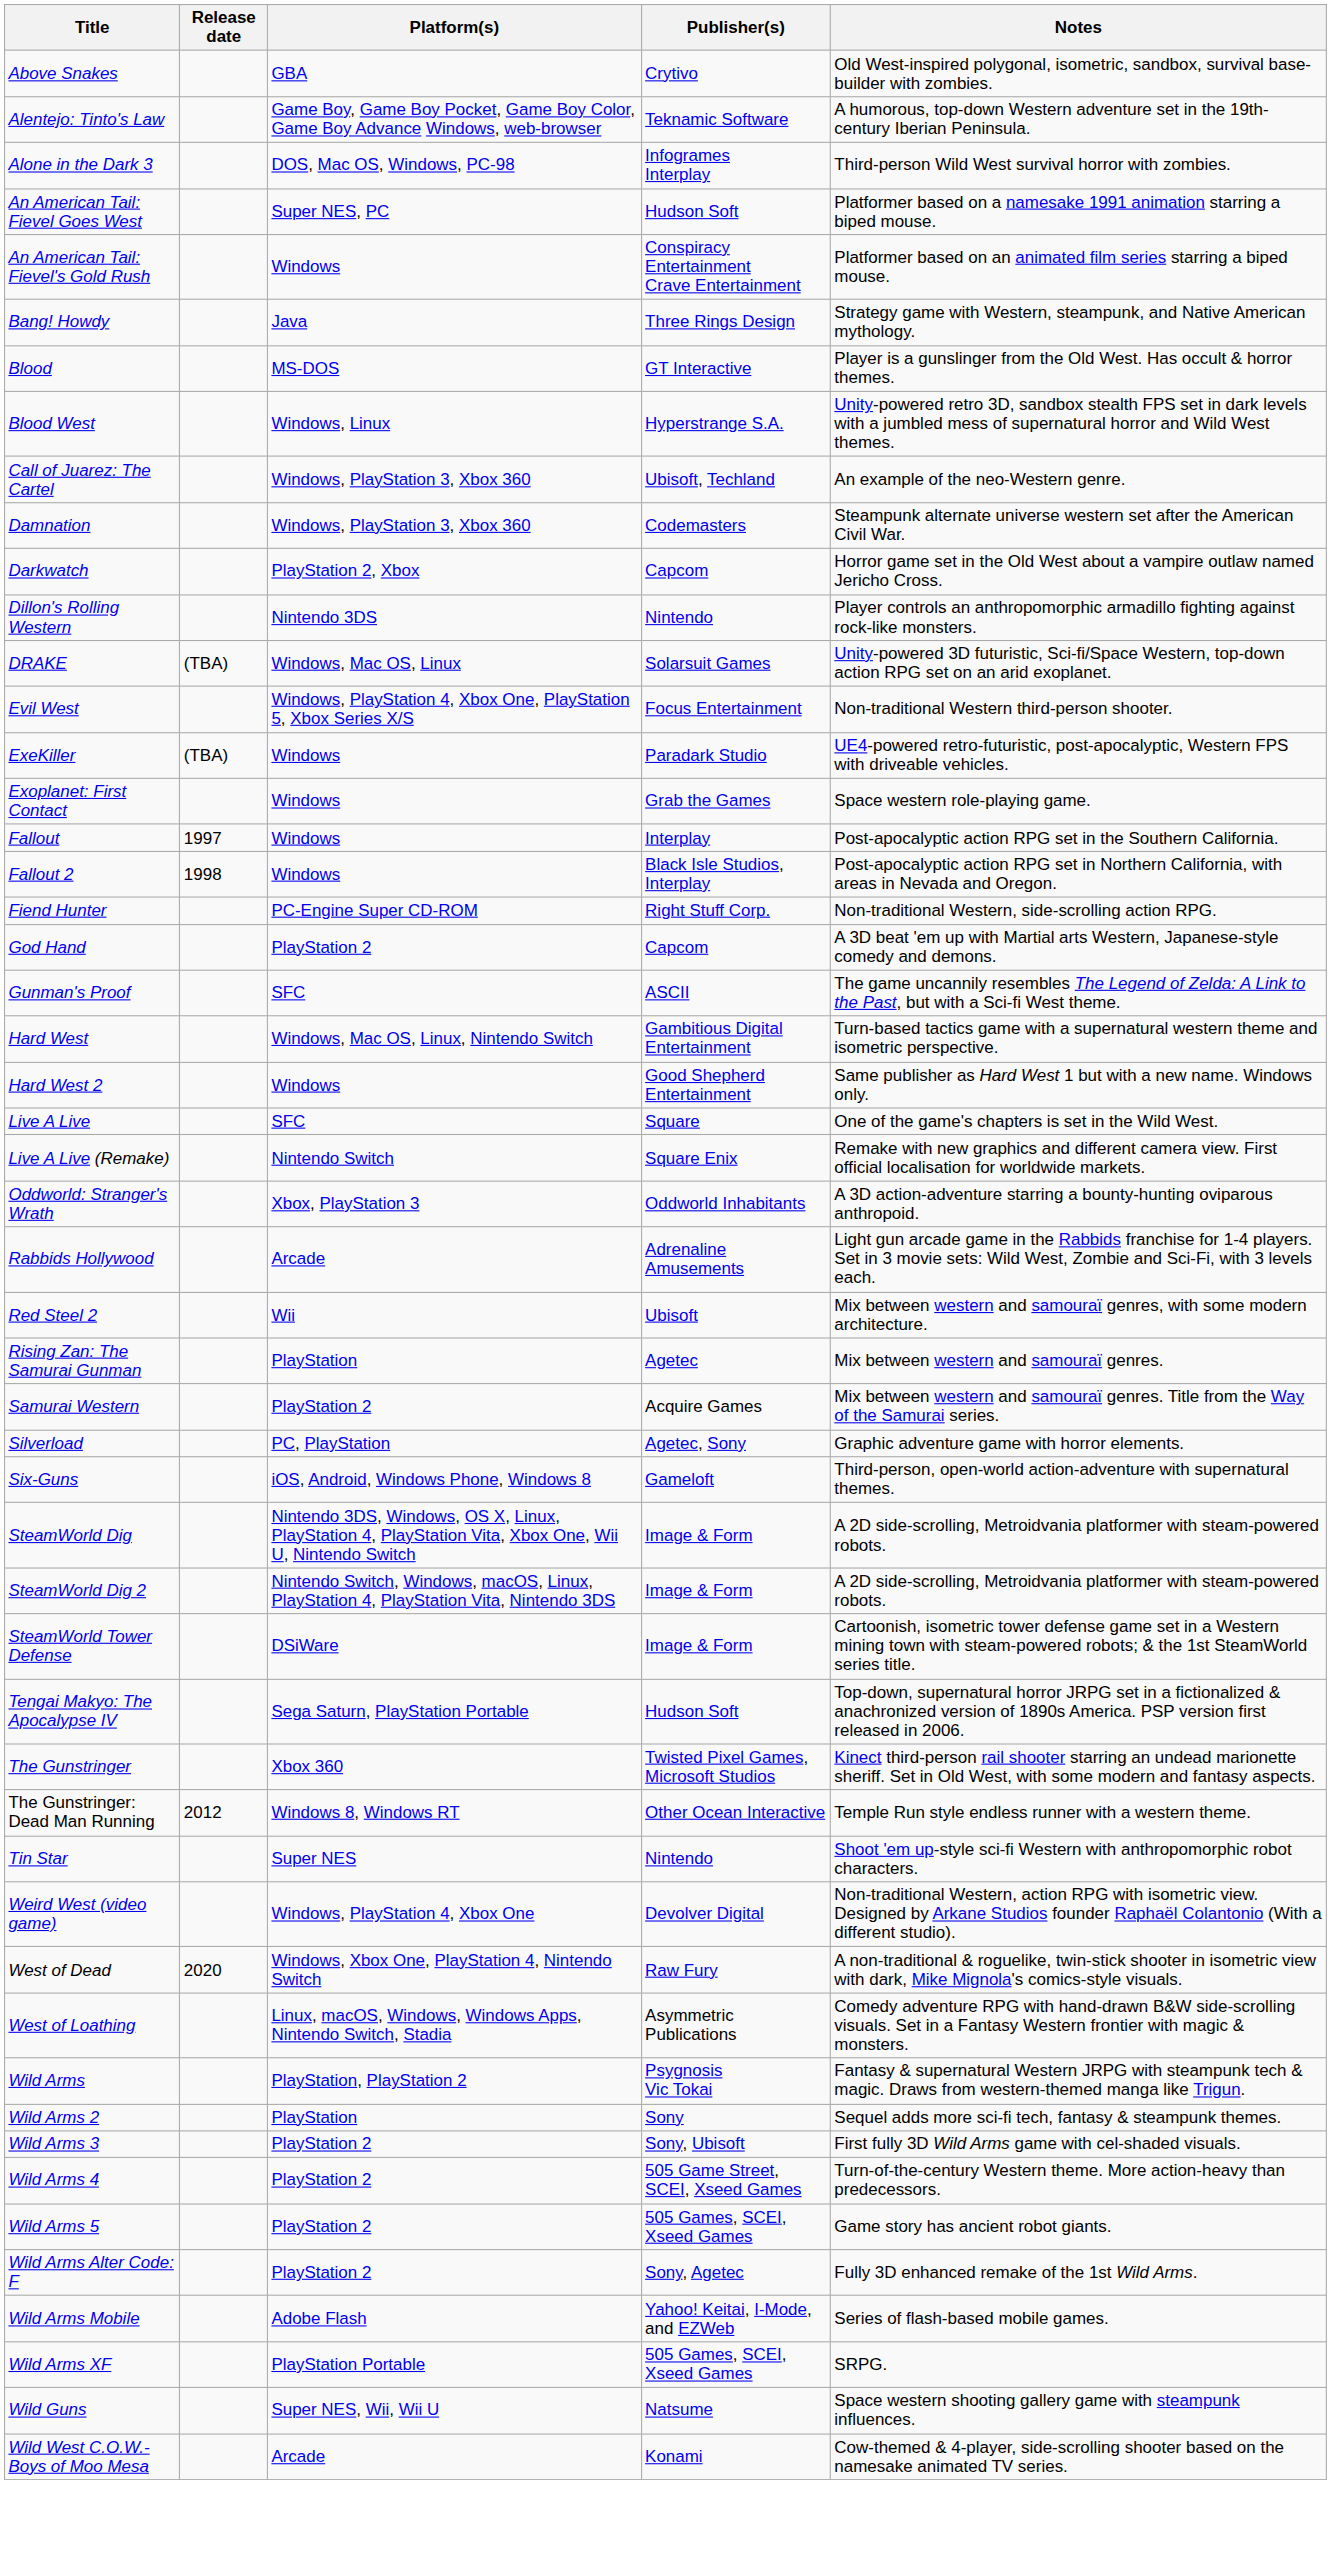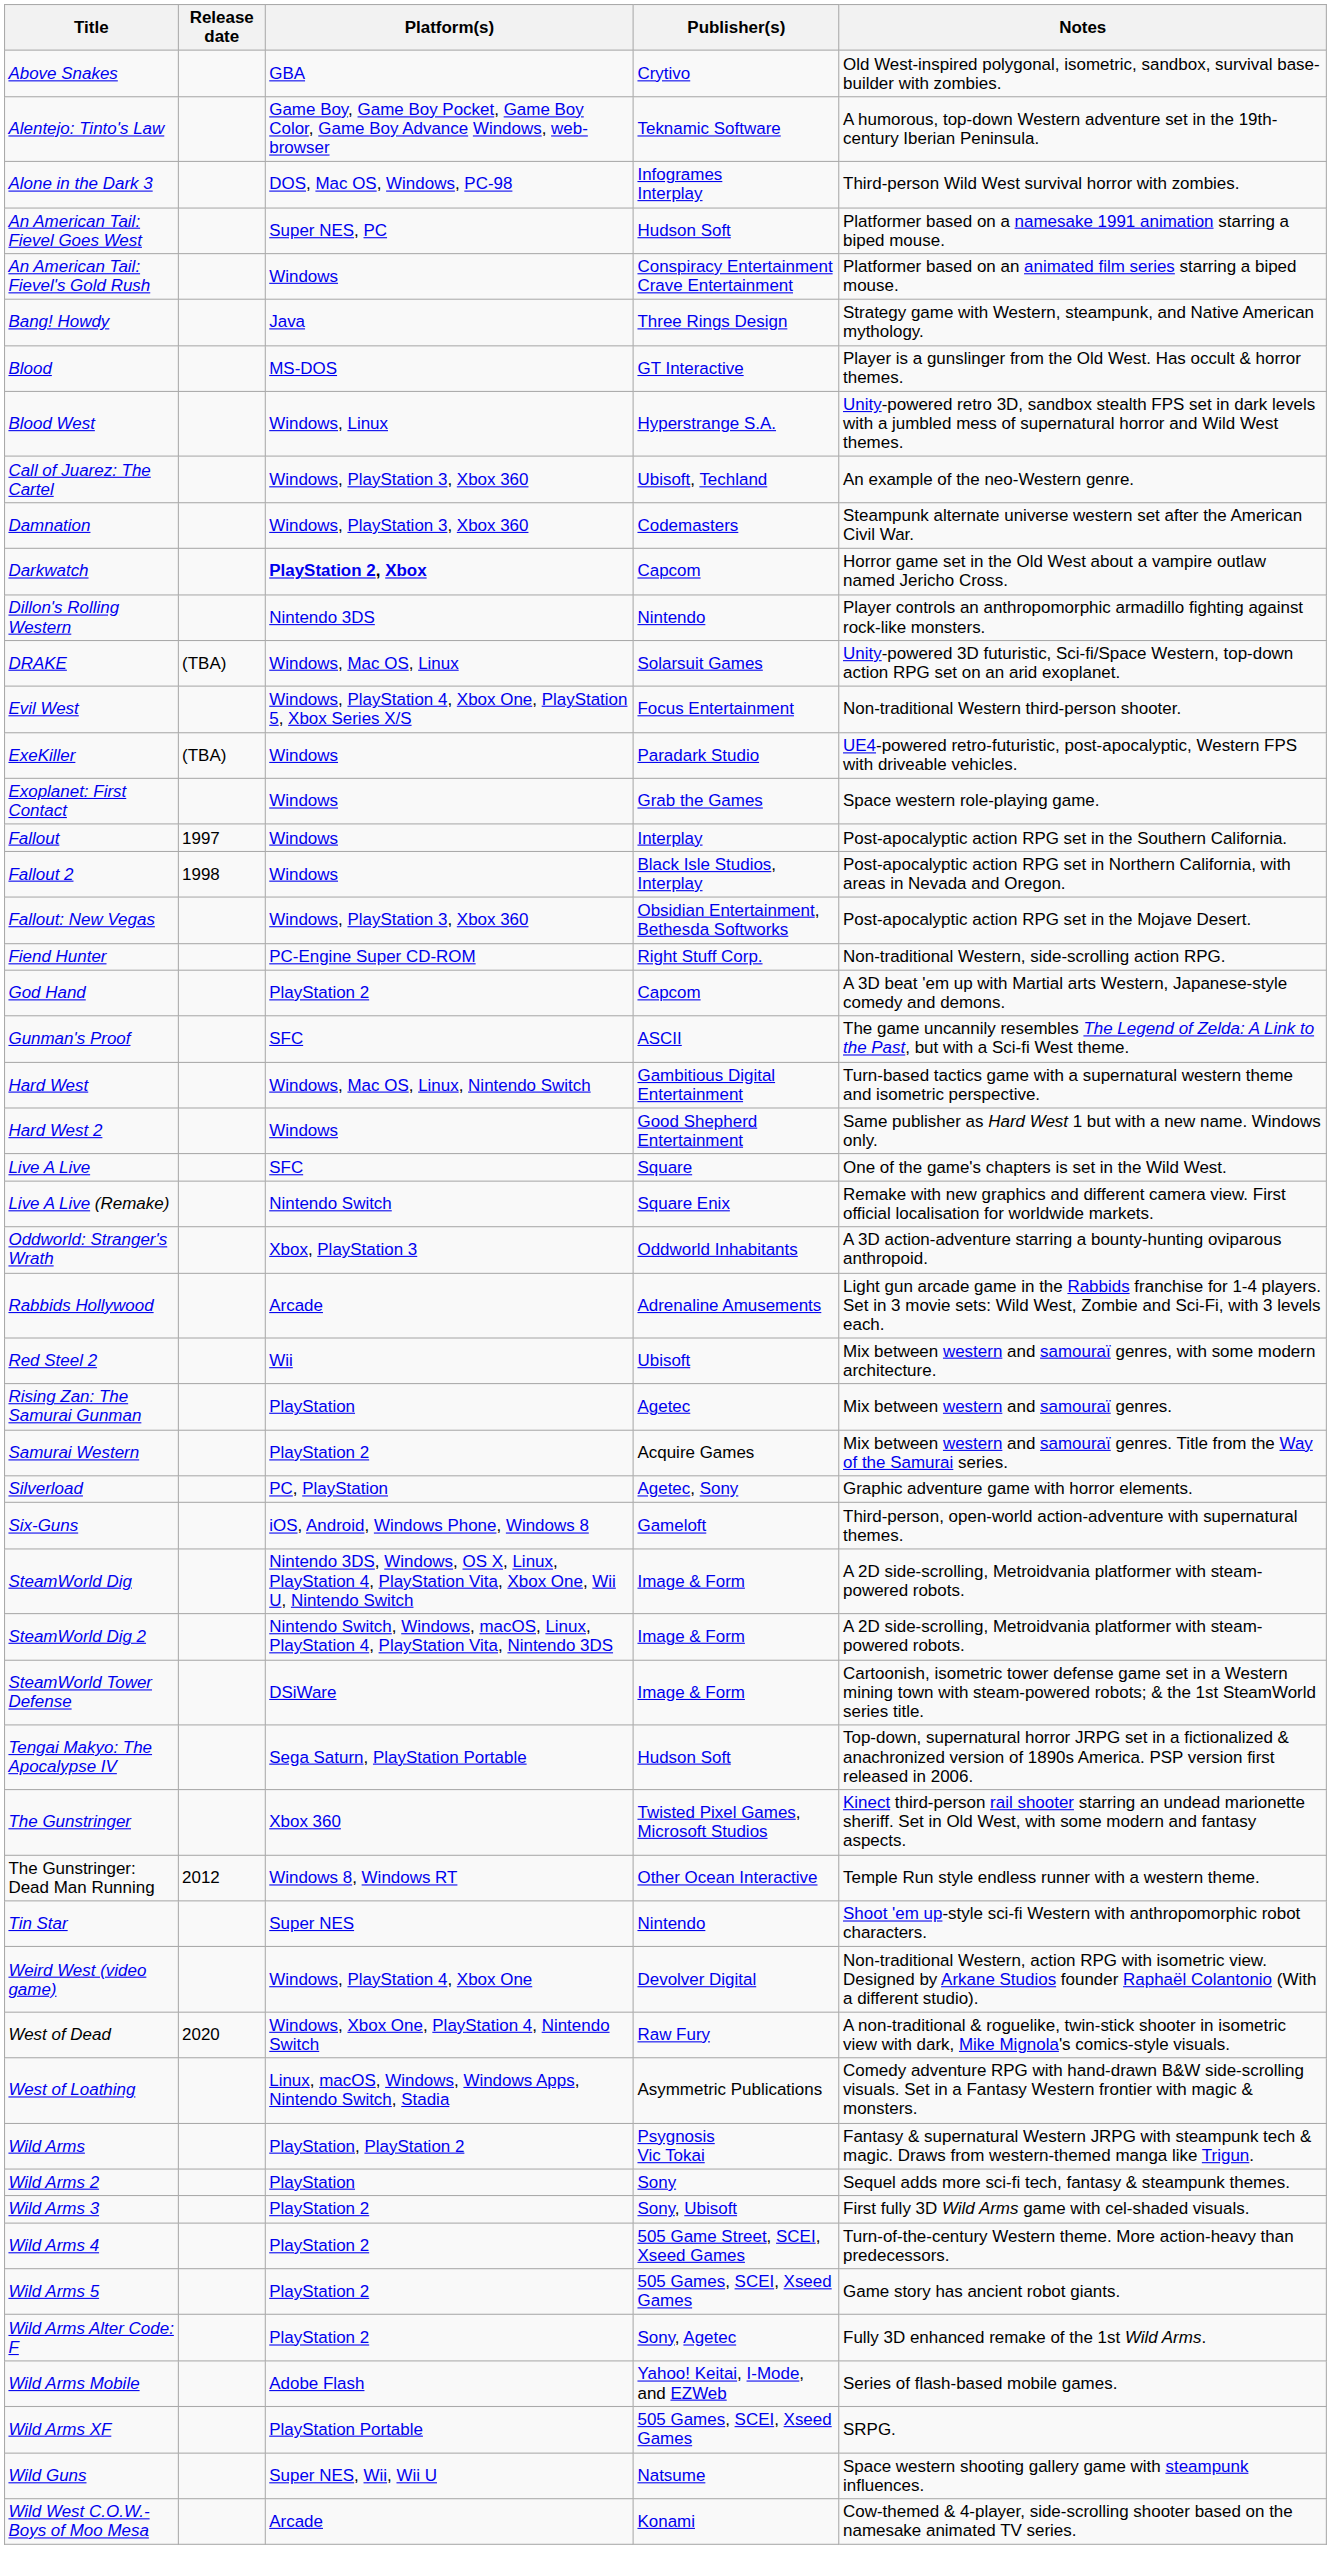(345, 571) normal -> (348, 571) bold
+ row: (82, 920)
